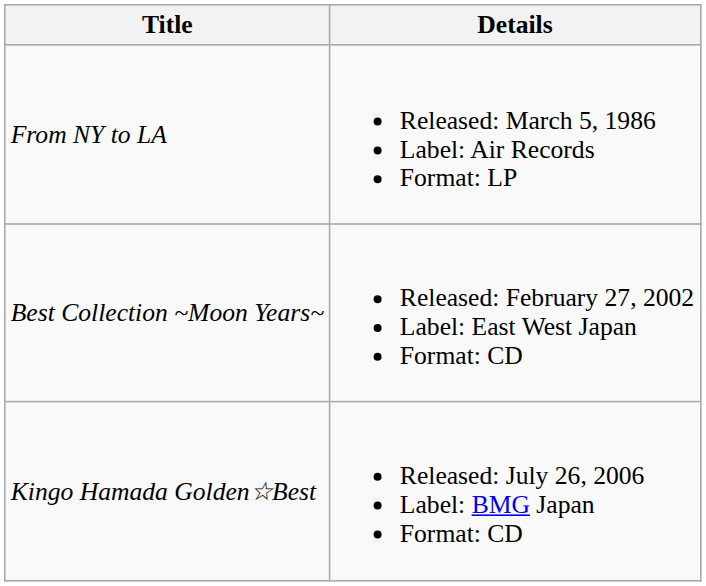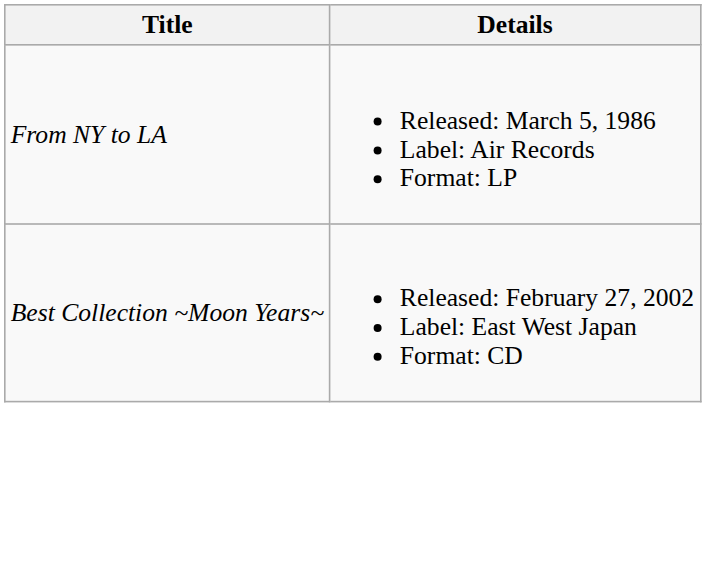- row: (163, 491)
